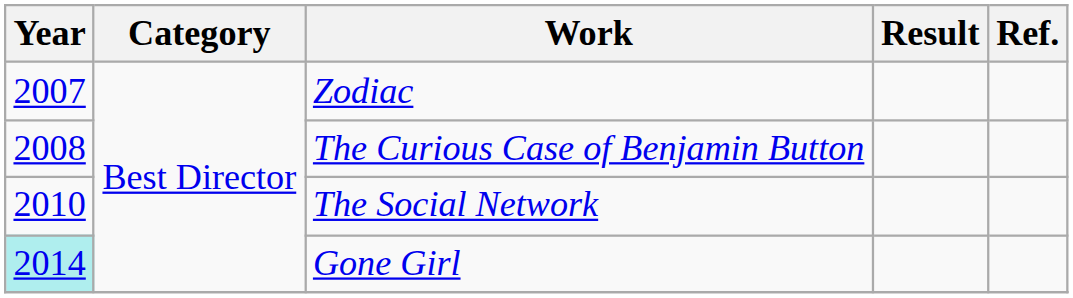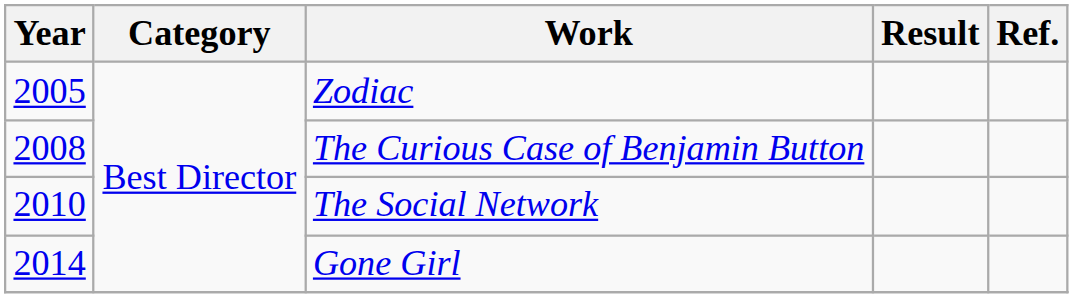(50, 90) 2007 -> (50, 90) 2005
(50, 262) paleturquoise background -> (50, 262) no background
